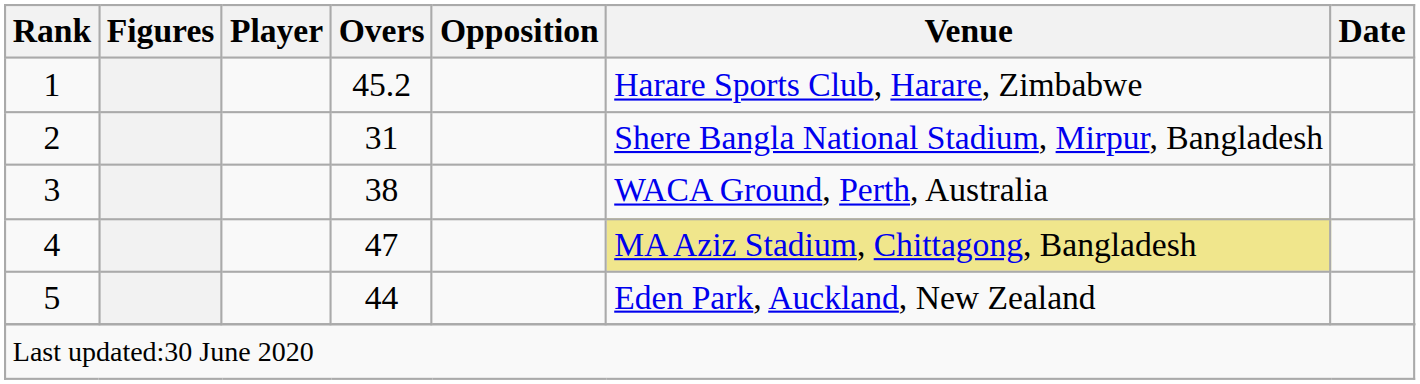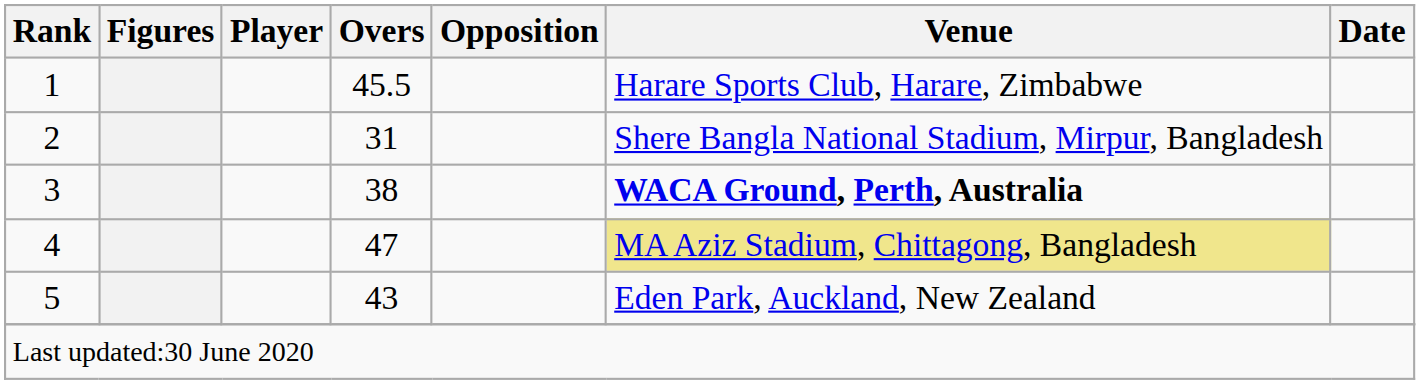(382, 84) 45.2 -> (382, 84) 45.5
(831, 191) normal -> (849, 191) bold
(382, 297) 44 -> (382, 297) 43
